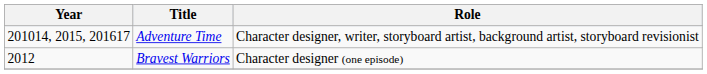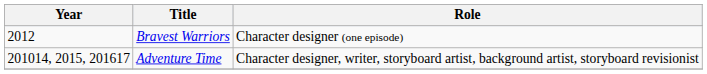rows swapped: (179, 36) <-> (183, 58)
